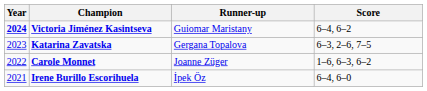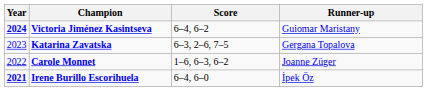columns swapped: (243, 13) <-> (368, 13)
(17, 78) normal -> (17, 78) bold
